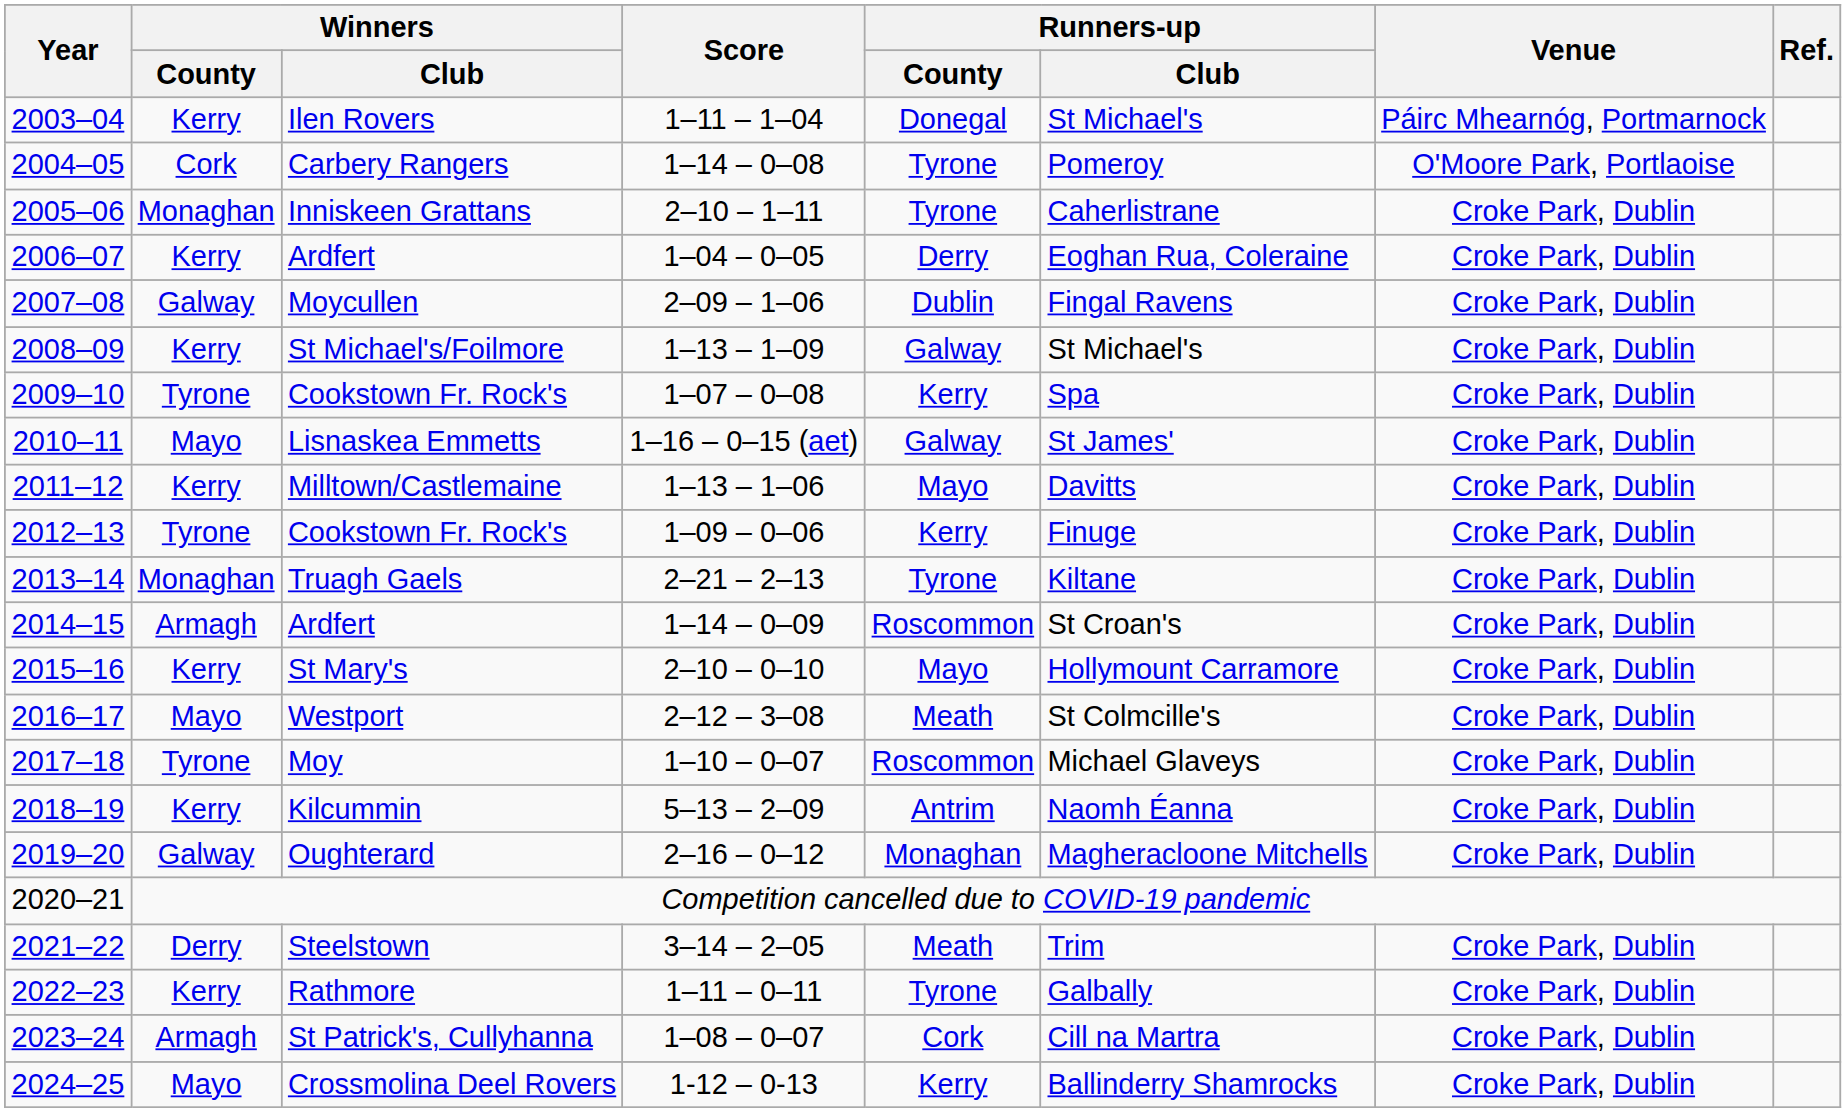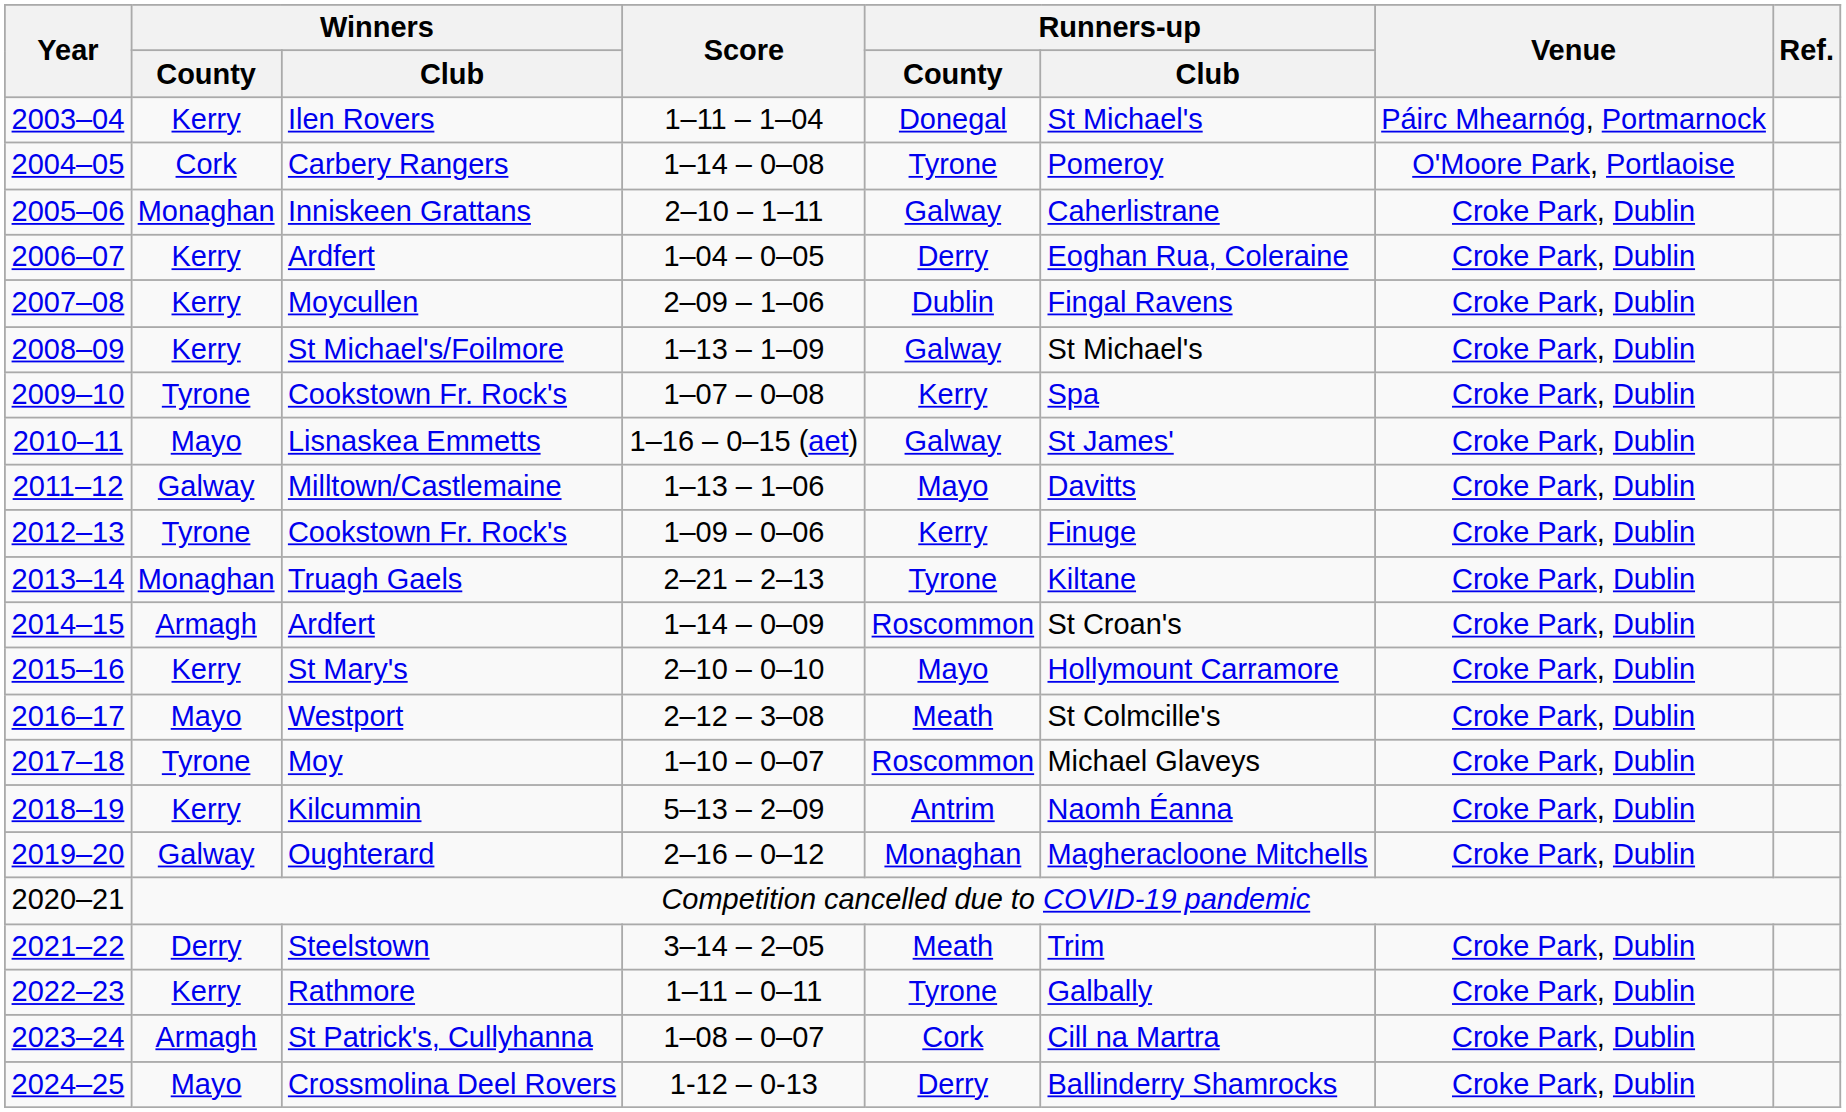(953, 211) Tyrone -> (953, 211) Galway
(206, 303) Galway -> (206, 303) Kerry
(206, 486) Kerry -> (206, 486) Galway
(953, 1083) Kerry -> (953, 1083) Derry
